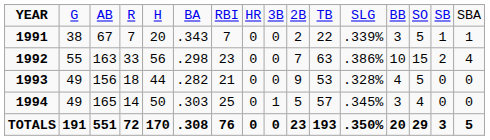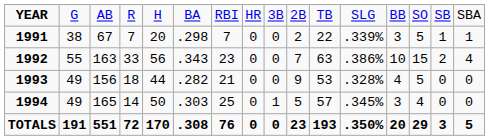(192, 37) .343 -> (192, 37) .298
(192, 59) .298 -> (192, 59) .343
